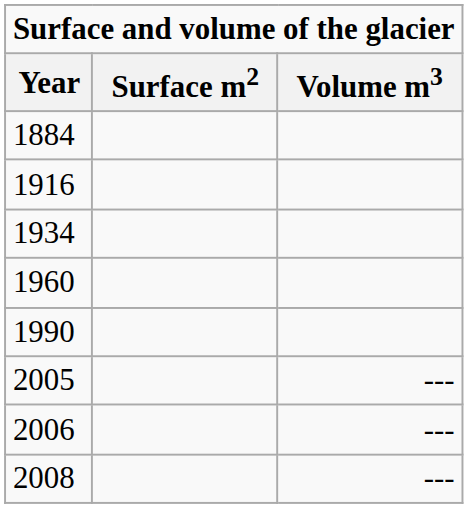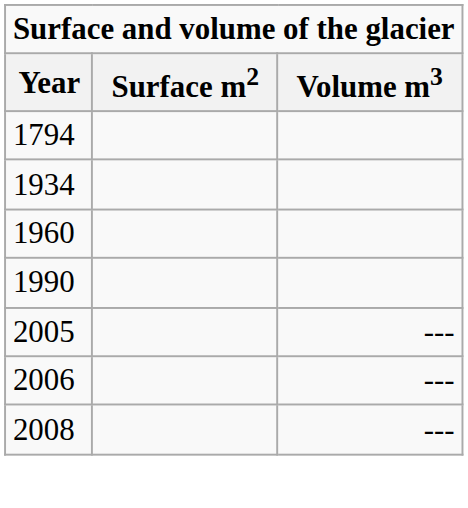+ row: (44, 135)
- row: (44, 135)
- row: (44, 184)
